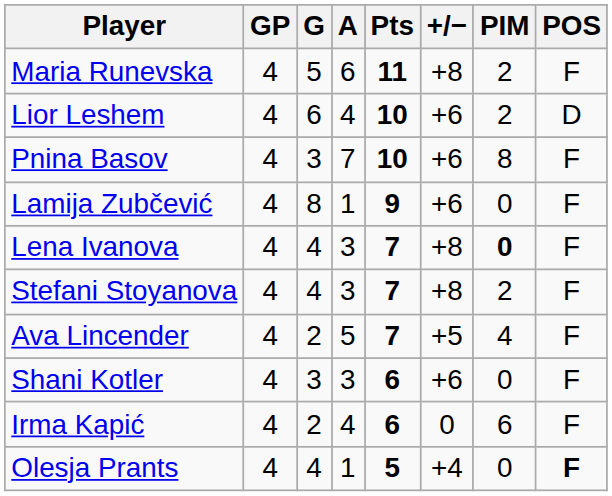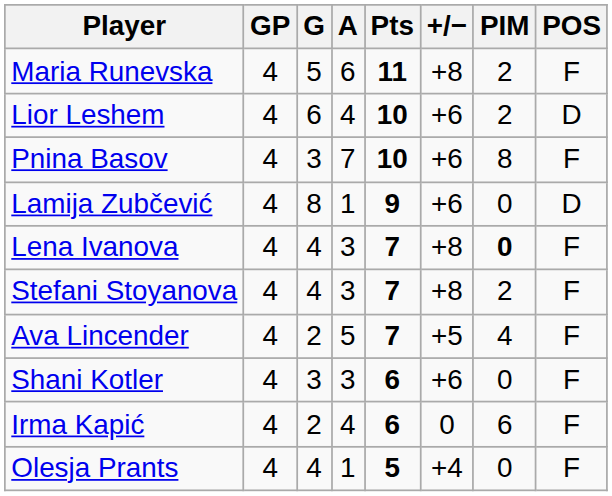(572, 203) F -> (572, 203) D
(572, 468) bold -> (572, 468) normal
